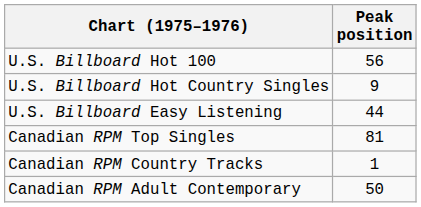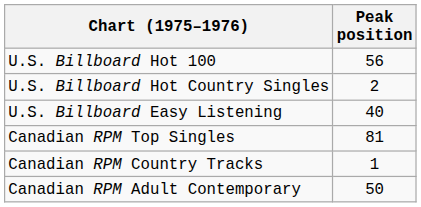(375, 87) 9 -> (375, 87) 2
(375, 112) 44 -> (375, 112) 40
